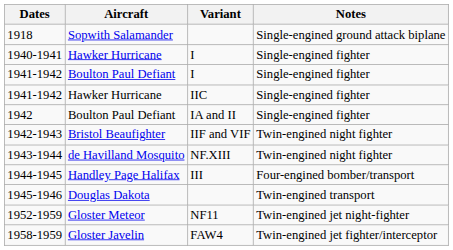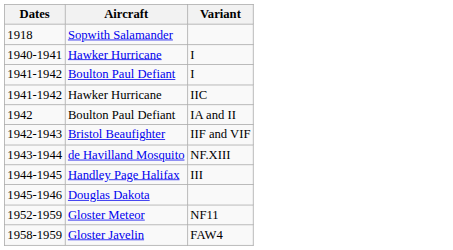- column: (351, 14)
